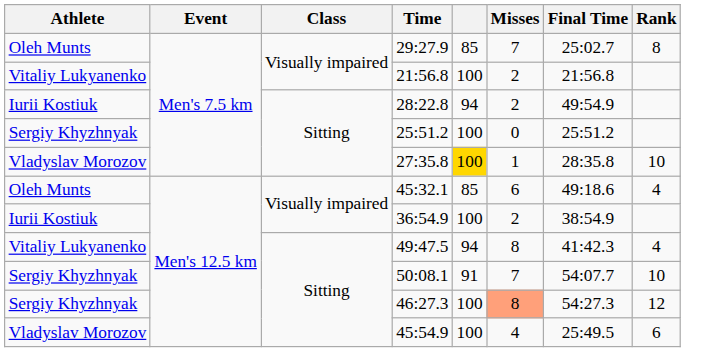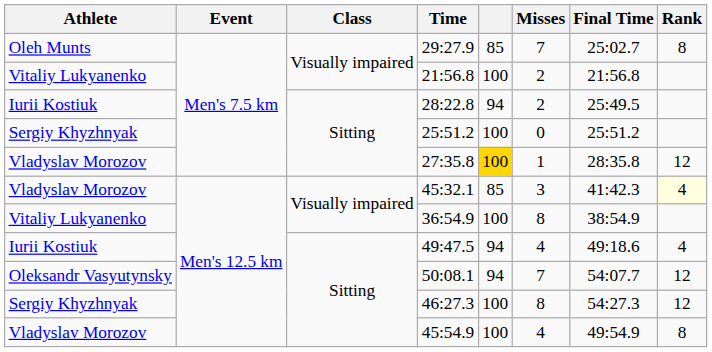(588, 104) 49:54.9 -> (613, 104) 25:49.5
(656, 161) 10 -> (682, 161) 12
(50, 190) Oleh Munts -> (77, 190) Vladyslav Morozov
(515, 190) 6 -> (541, 190) 3
(588, 190) 49:18.6 -> (613, 190) 41:42.3
(656, 190) no background -> (682, 190) lightyellow background
(53, 218) Iurii Kostiuk -> (77, 218) Vitaliy Lukyanenko
(515, 218) 2 -> (541, 218) 8
(77, 247) Vitaliy Lukyanenko -> (53, 247) Iurii Kostiuk
(515, 247) 8 -> (541, 247) 4
(588, 247) 41:42.3 -> (613, 247) 49:18.6
(73, 275) Sergiy Khyzhnyak -> (90, 275) Oleksandr Vasyutynsky
(470, 275) 91 -> (495, 275) 94
(656, 275) 10 -> (682, 275) 12
(515, 304) lightsalmon background -> (541, 304) no background
(588, 332) 25:49.5 -> (613, 332) 49:54.9
(656, 332) 6 -> (682, 332) 8
